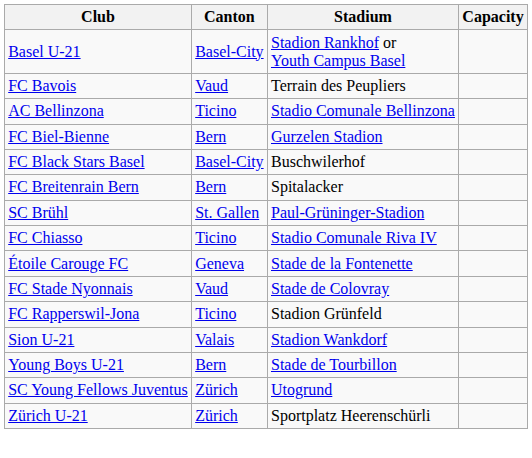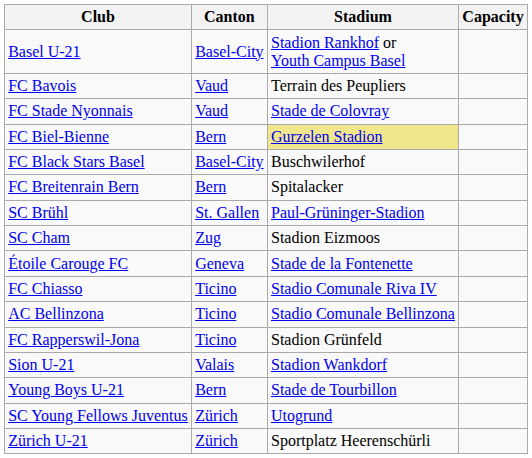rows swapped: (56, 111) <-> (70, 288)
(327, 136) no background -> (327, 136) khaki background
+ row: (39, 238)
rows swapped: (45, 238) <-> (68, 263)
